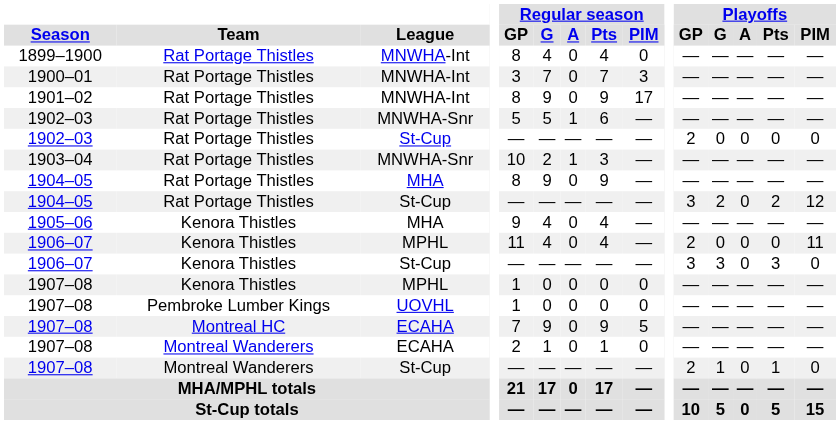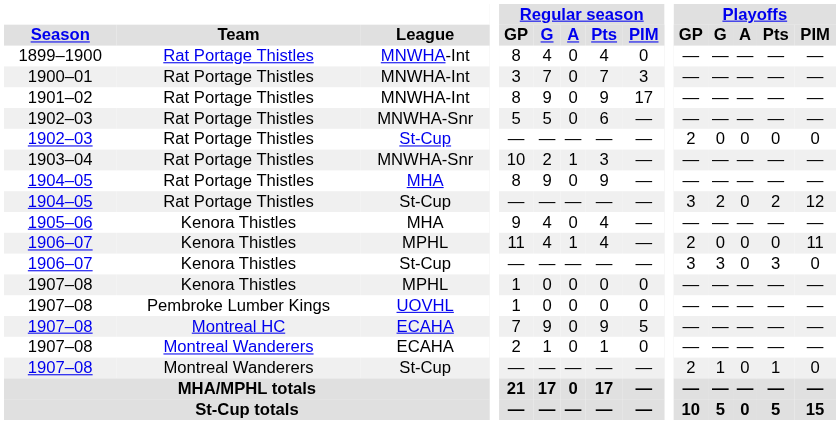(573, 118) 1 -> (573, 118) 0
(573, 243) 0 -> (573, 243) 1
